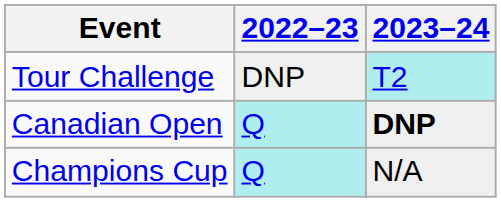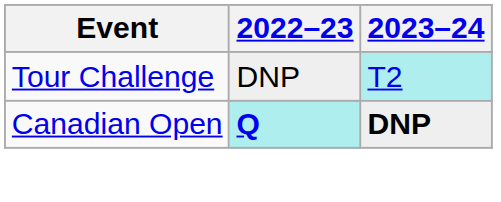(253, 123) normal -> (248, 123) bold
- row: (120, 171)
